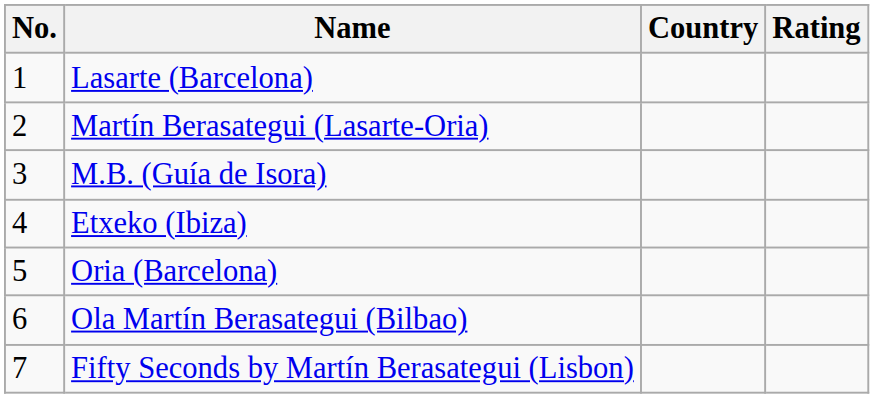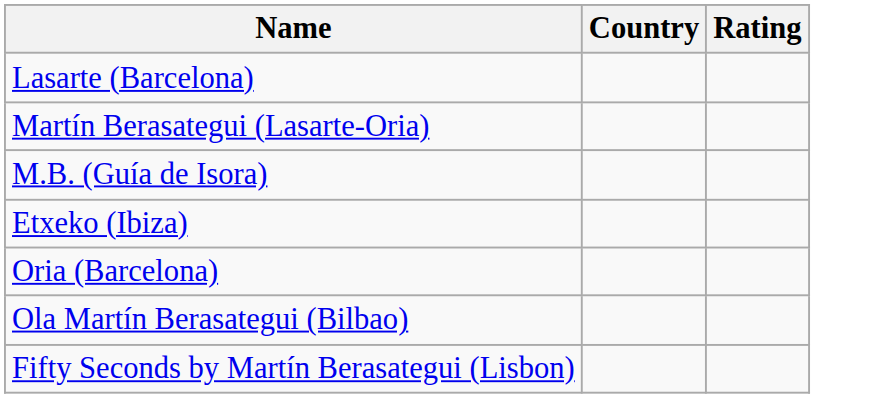- column: (35, 28)
